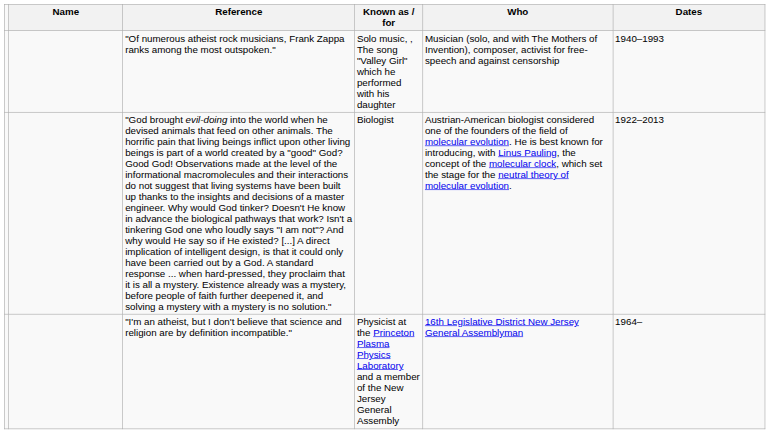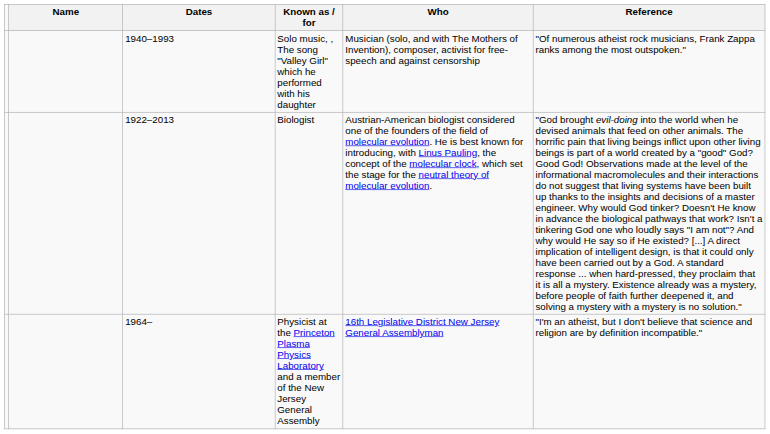columns swapped: (689, 12) <-> (239, 12)
